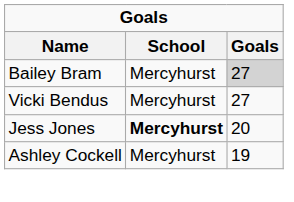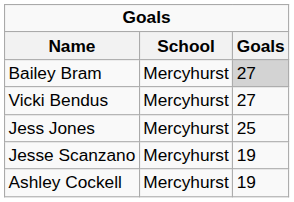(176, 127) bold -> (186, 127) normal
(241, 127) 20 -> (246, 127) 25
+ row: (72, 155)
